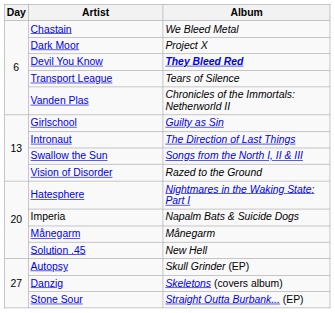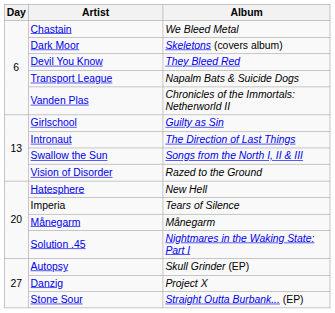(186, 45) Project X -> (224, 45) Skeletons (covers album)
(204, 62) bold -> (203, 62) normal
(202, 78) Tears of Silence -> (232, 78) Napalm Bats & Suicide Dogs
(240, 195) Nightmares in the Waking State: Part I -> (186, 189) New Hell
(232, 217) Napalm Bats & Suicide Dogs -> (202, 205) Tears of Silence
(186, 250) New Hell -> (240, 244) Nightmares in the Waking State: Part I
(224, 283) Skeletons (covers album) -> (186, 283) Project X
